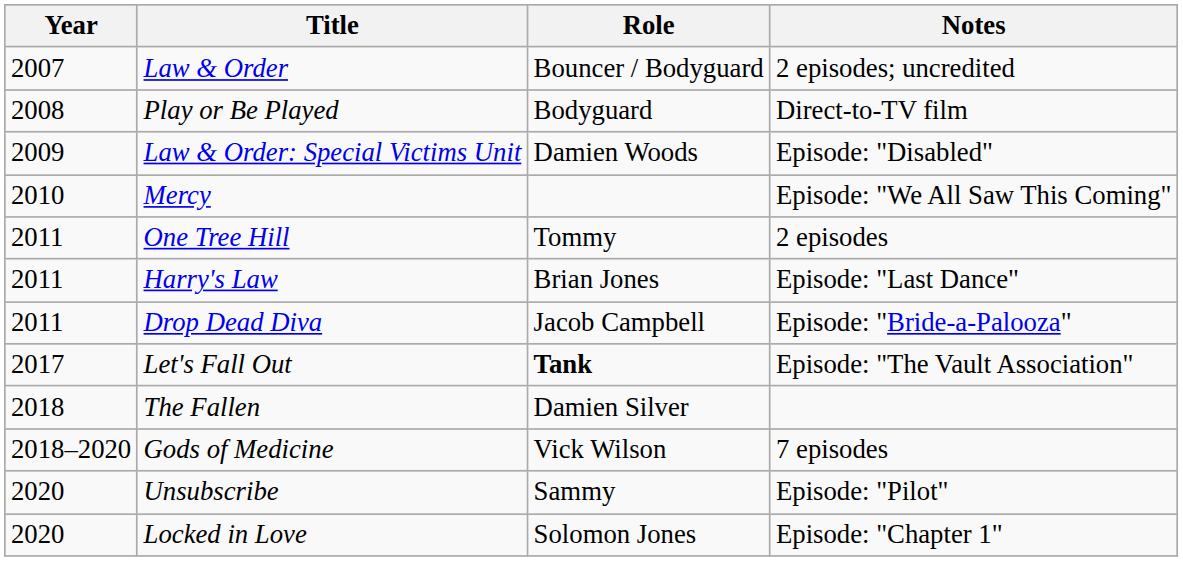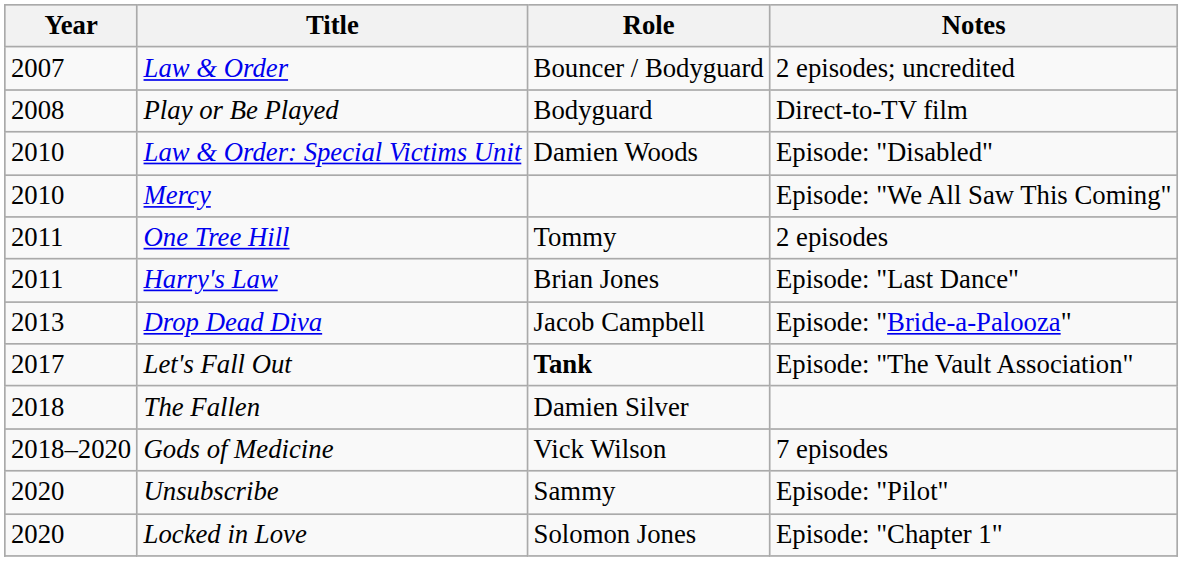(38, 152) 2009 -> (38, 152) 2010
(37, 322) 2011 -> (38, 322) 2013
